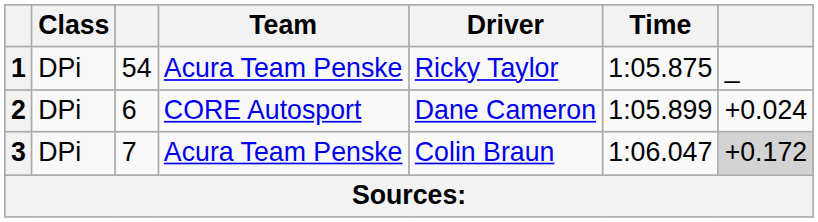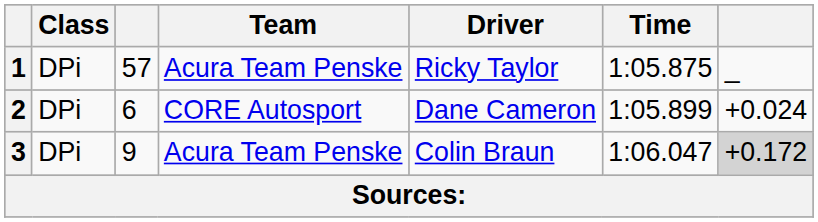(137, 68) 54 -> (137, 68) 57
(129, 152) 7 -> (129, 152) 9
